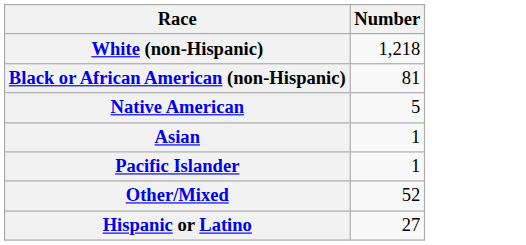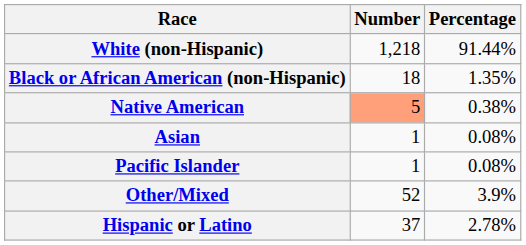+ column: (472, 19)
(411, 78) 81 -> (411, 78) 18
(416, 107) no background -> (416, 107) lightsalmon background
(411, 225) 27 -> (411, 225) 37
